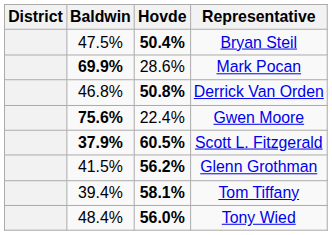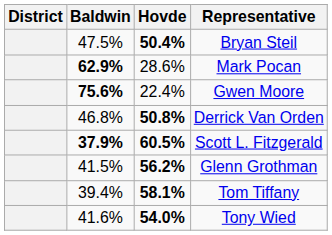(100, 67) 69.9% -> (100, 67) 62.9%
rows swapped: (259, 92) <-> (259, 117)
(100, 218) 48.4% -> (100, 218) 41.6%
(162, 218) 56.0% -> (162, 218) 54.0%
